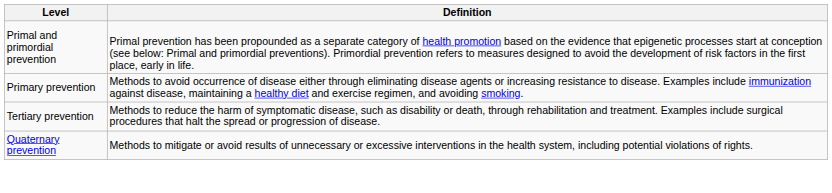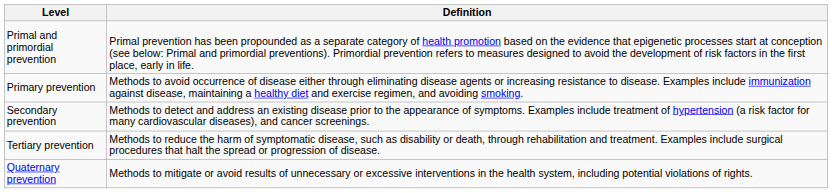+ row: (32, 116)
